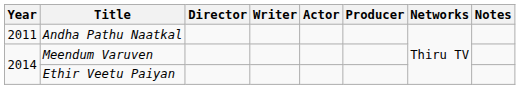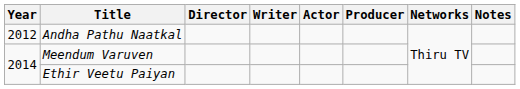(22, 34) 2011 -> (22, 34) 2012
